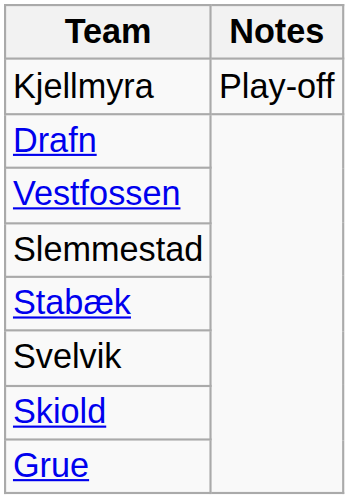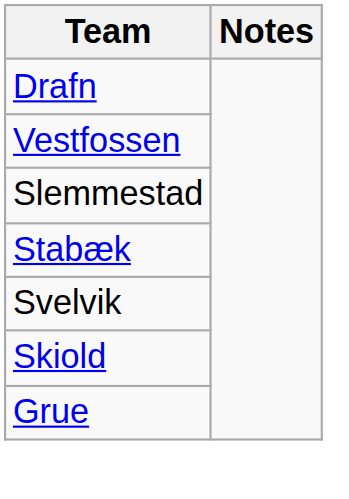- row: (83, 85)
